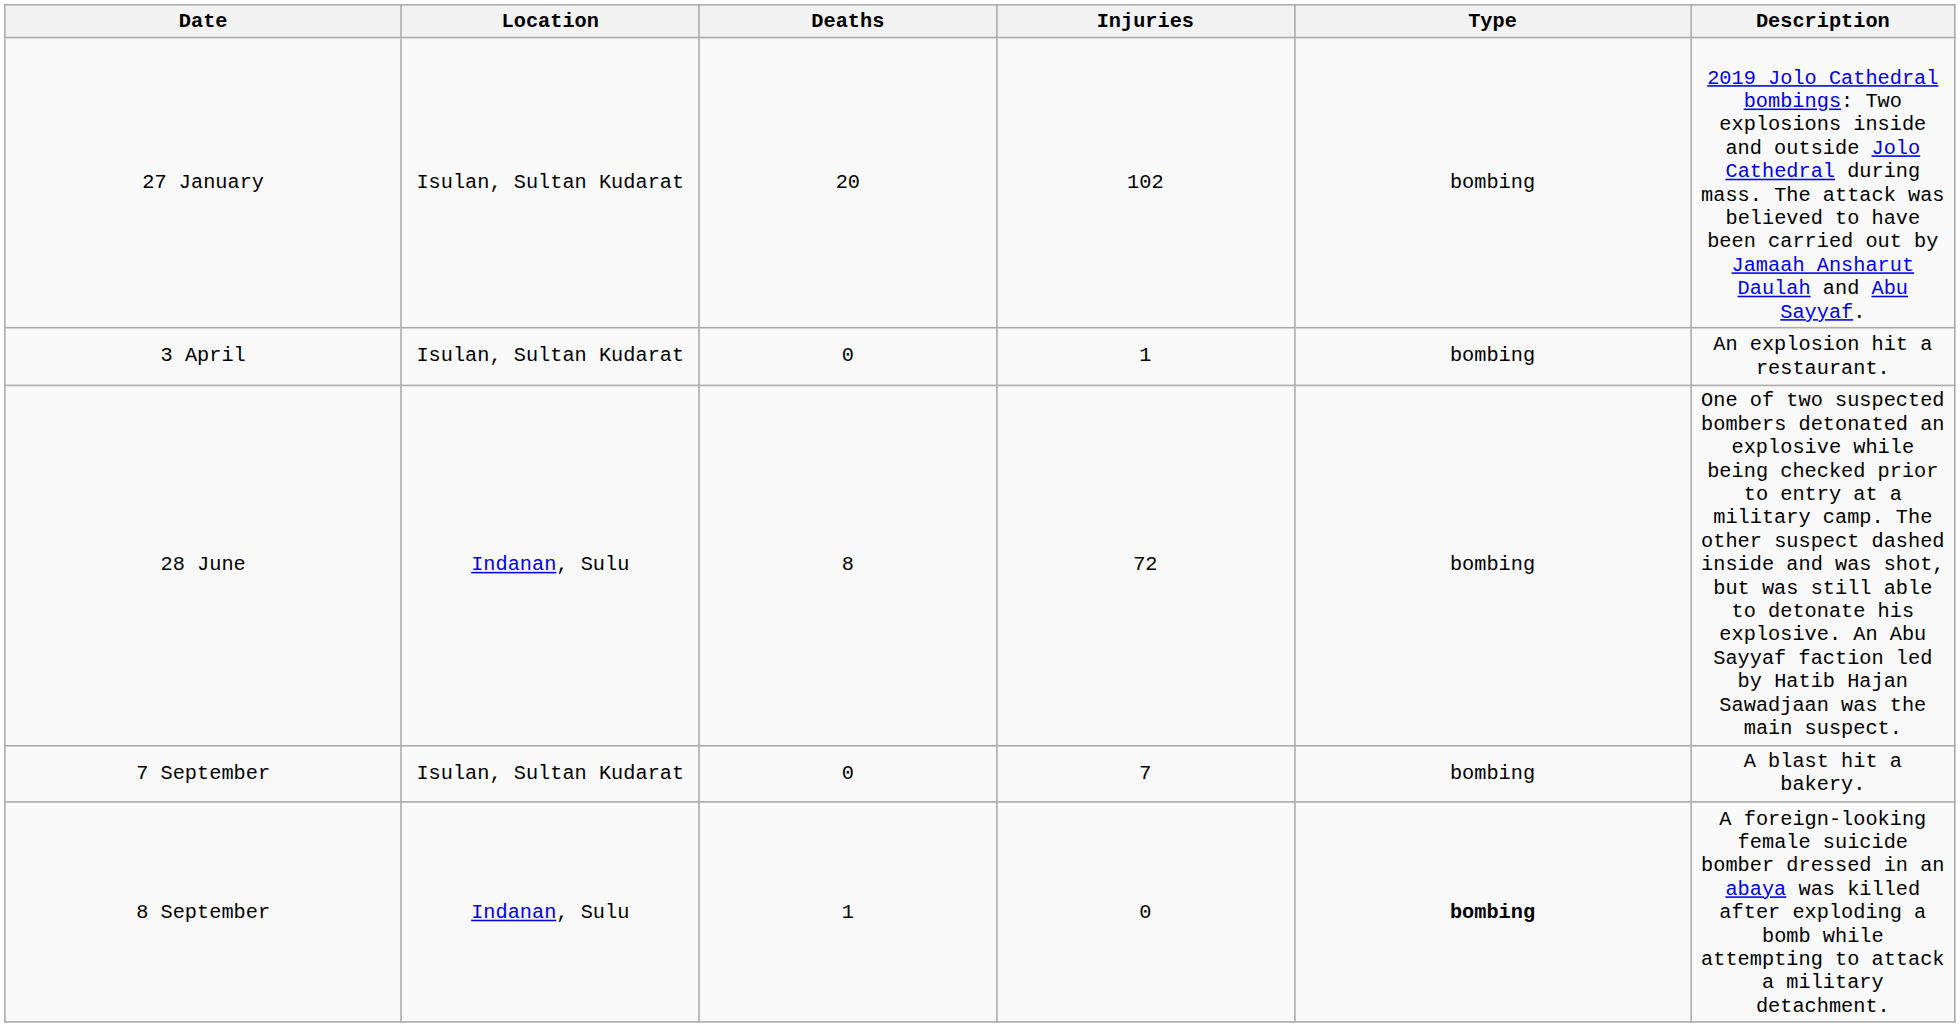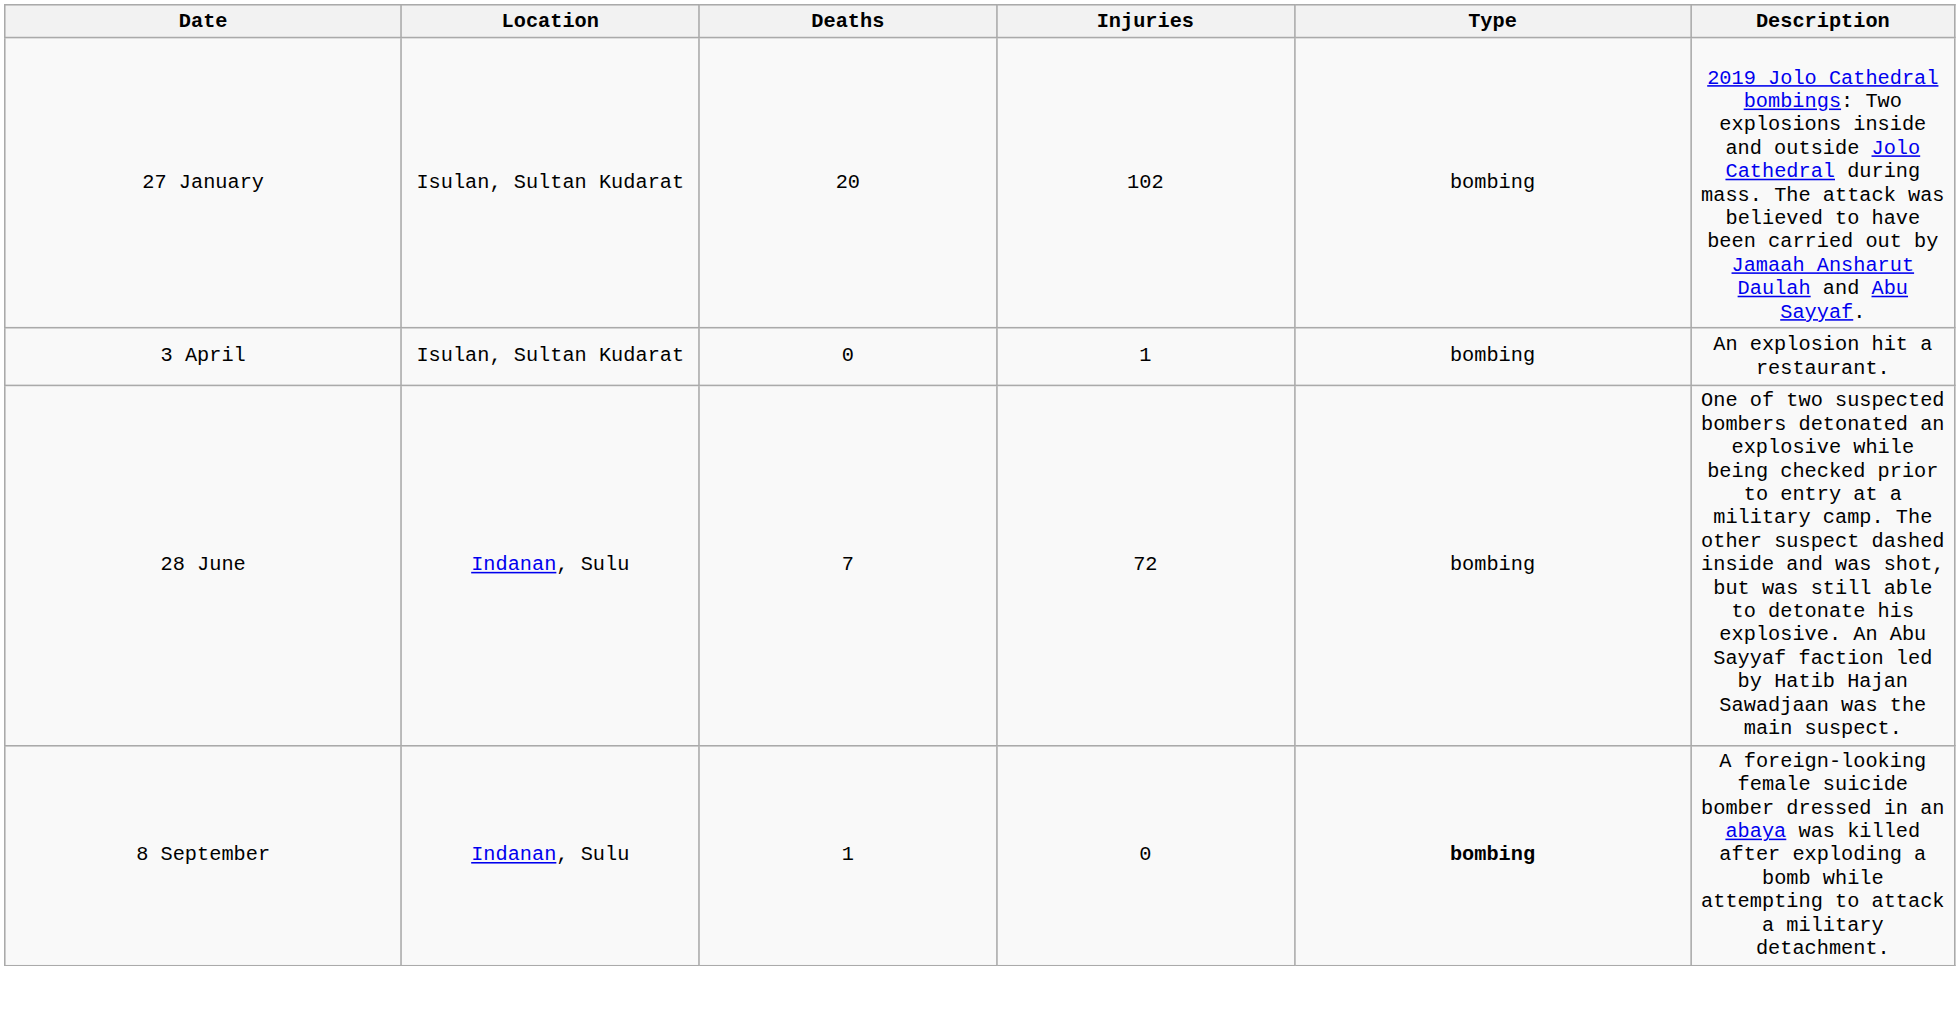(848, 565) 8 -> (848, 565) 7
- row: (203, 774)
